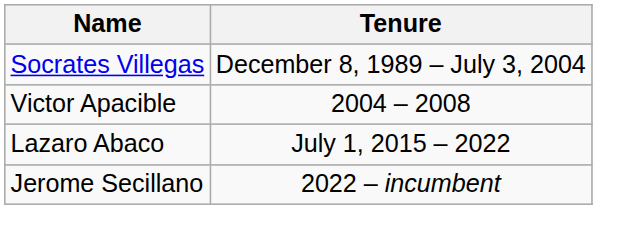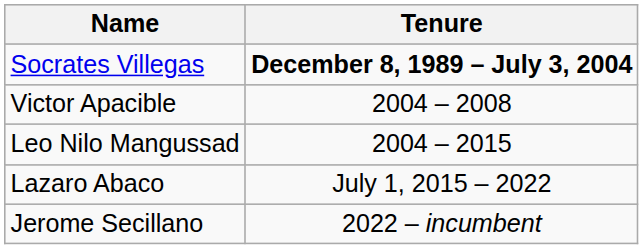(401, 64) normal -> (442, 64) bold
+ row: (125, 143)
